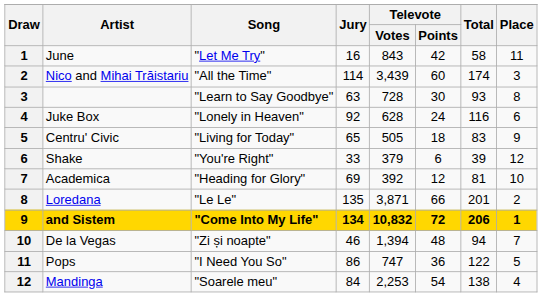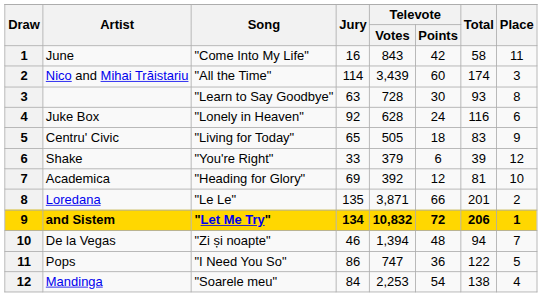(230, 55) "Let Me Try" -> (252, 55) "Come Into My Life"
(256, 220) "Come Into My Life" -> (233, 220) "Let Me Try"
